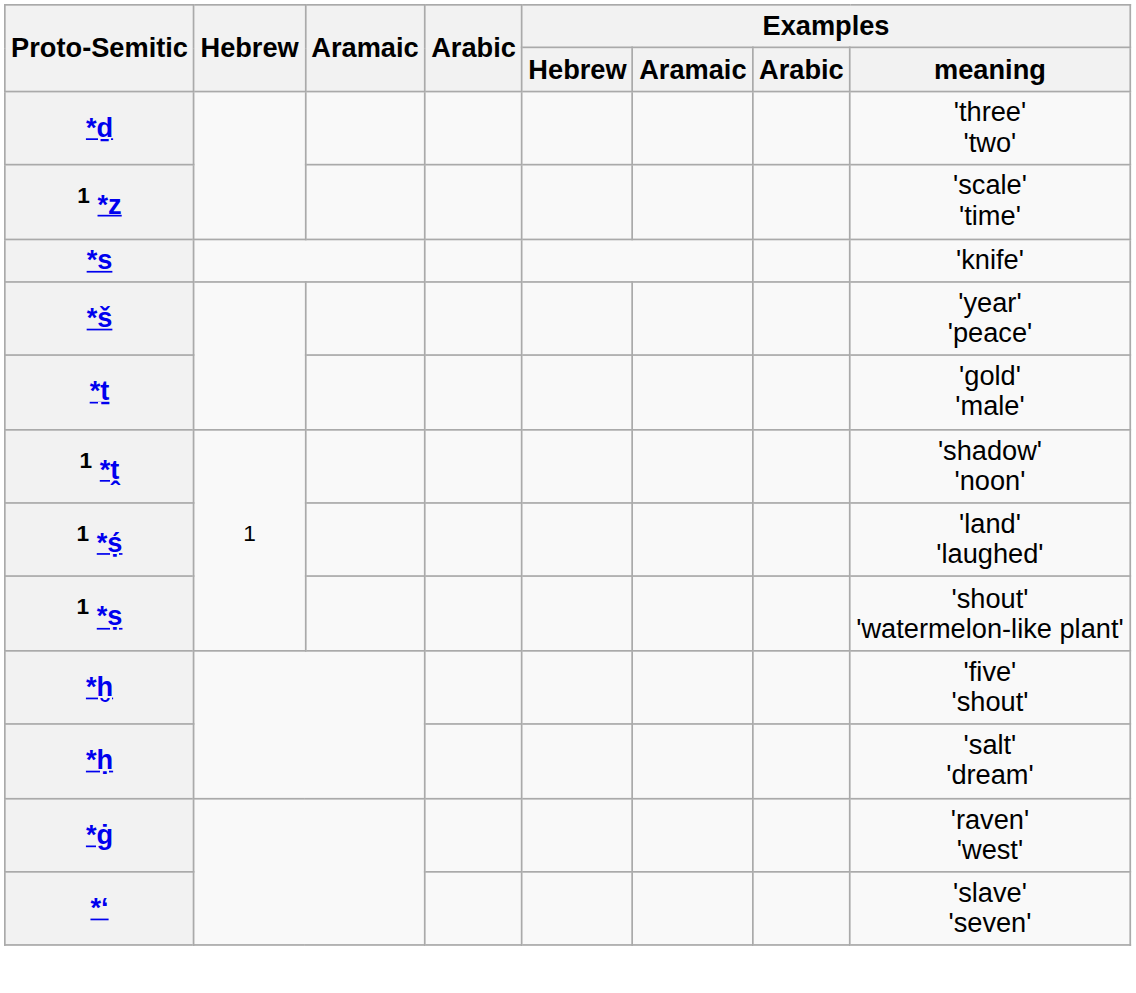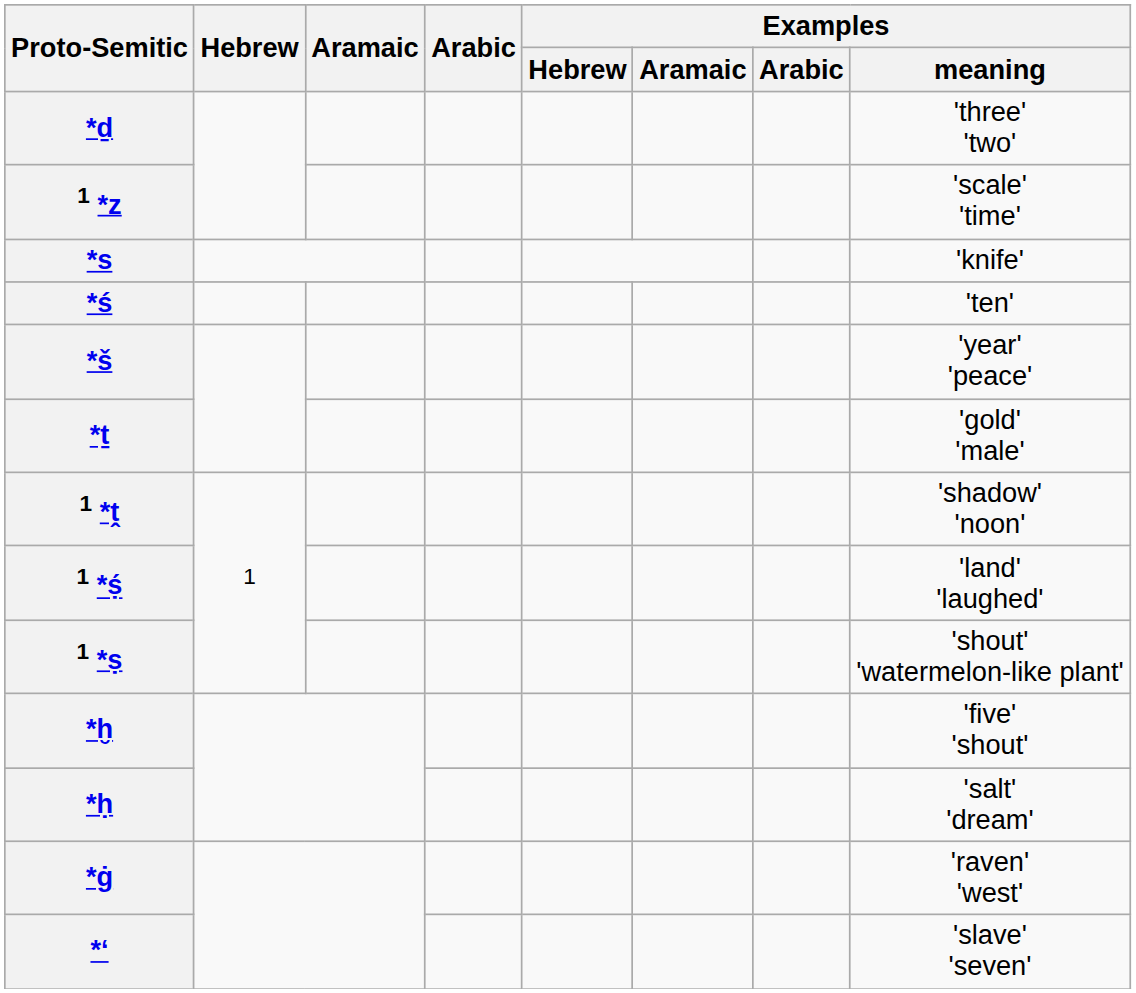+ row: (100, 302)
